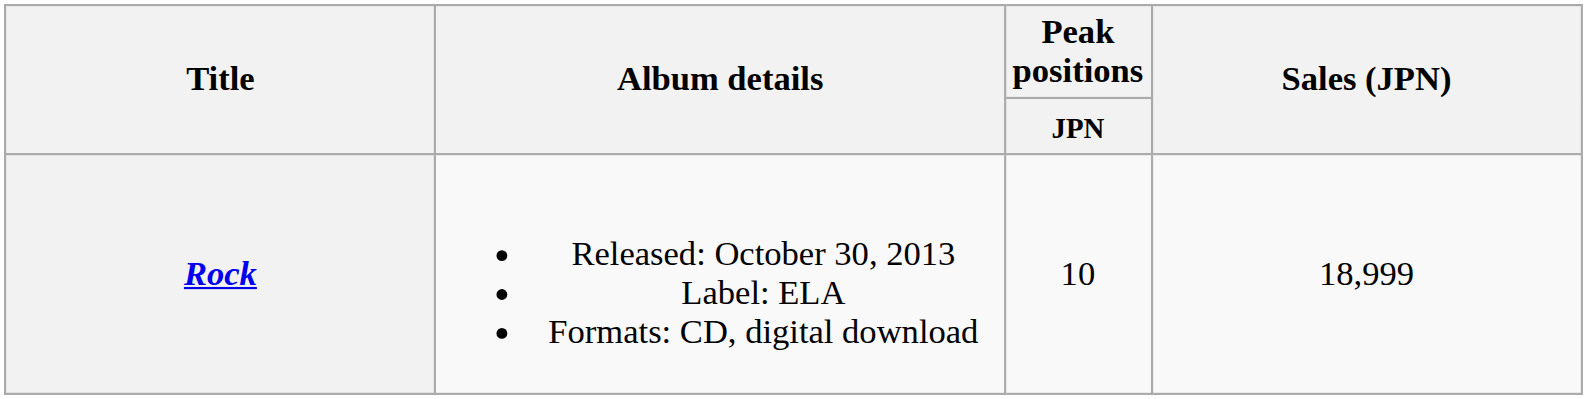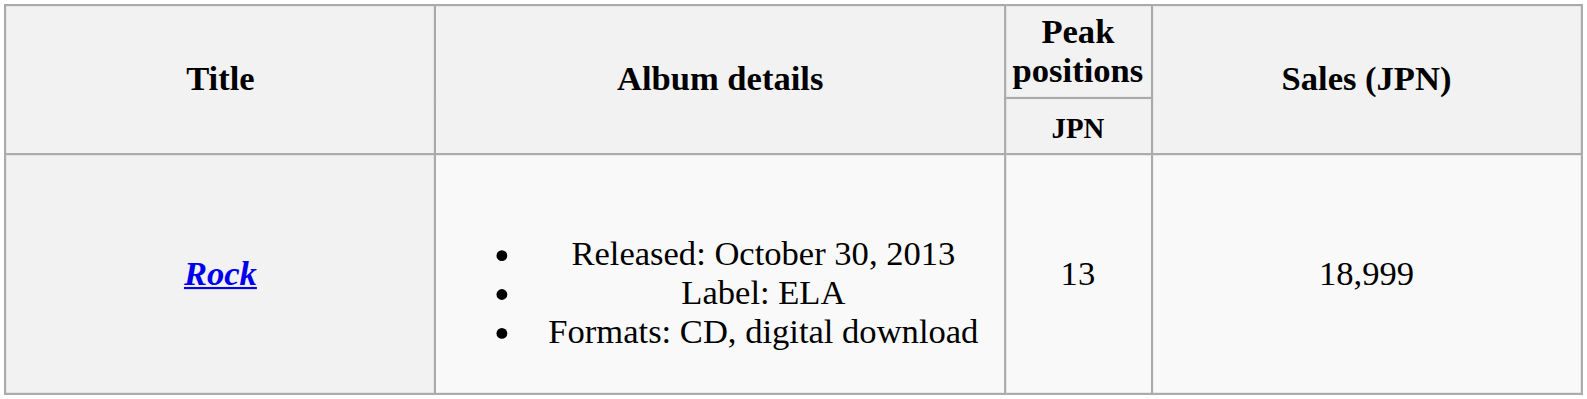(1078, 273) 10 -> (1078, 273) 13
